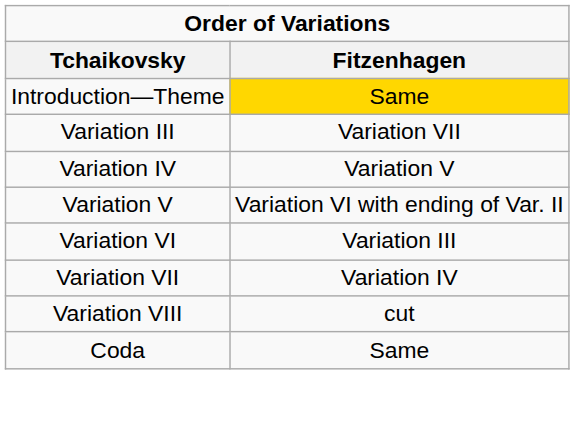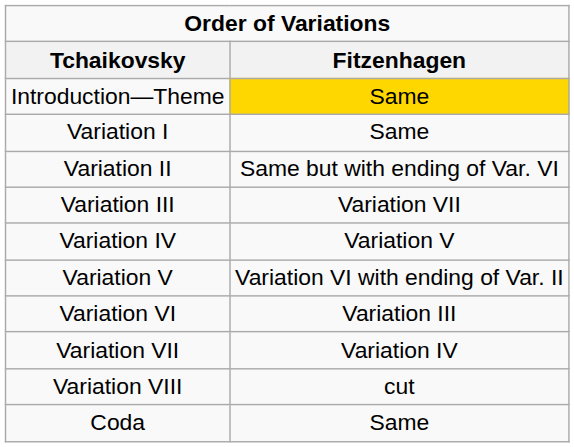+ row: (118, 132)
+ row: (118, 168)
